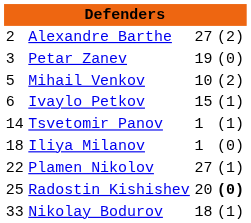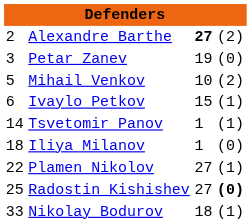(203, 36) normal -> (203, 36) bold
(203, 189) 20 -> (203, 189) 27
